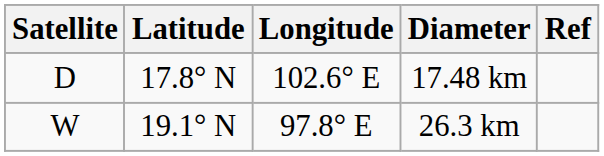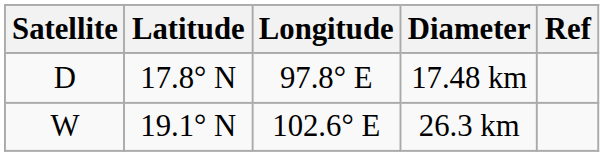(326, 77) 102.6° E -> (326, 77) 97.8° E
(326, 126) 97.8° E -> (326, 126) 102.6° E
